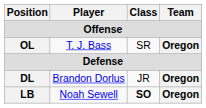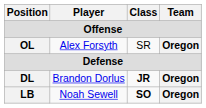+ row: (89, 45)
- row: (89, 45)
(143, 78) normal -> (143, 78) bold
